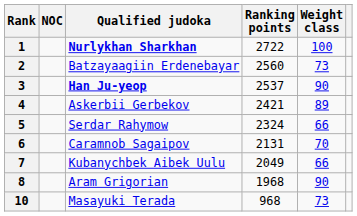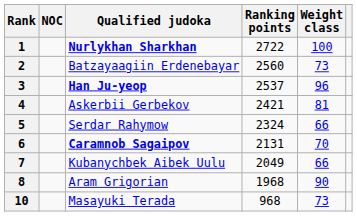(322, 86) 90 -> (322, 86) 96
(322, 105) 89 -> (322, 105) 81
(129, 143) normal -> (129, 143) bold
